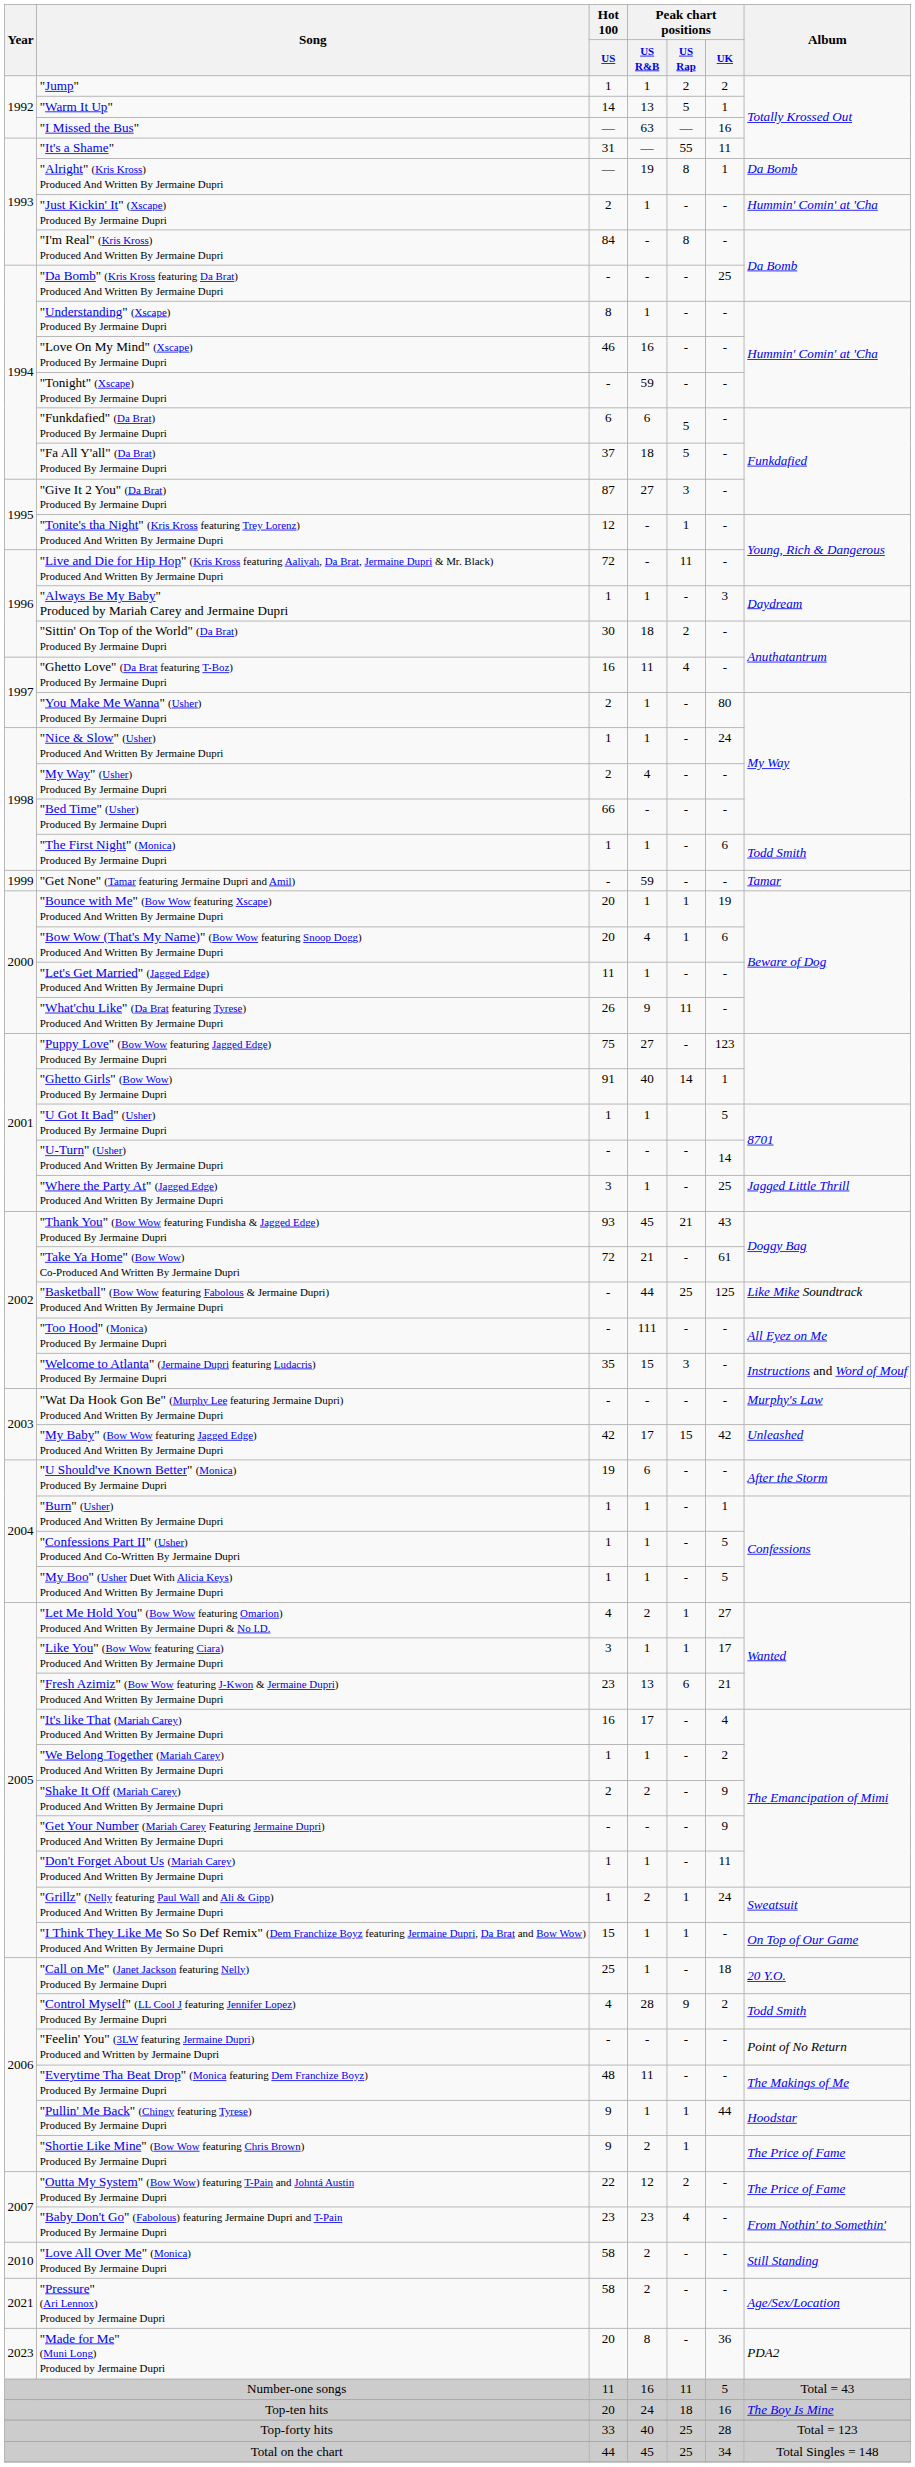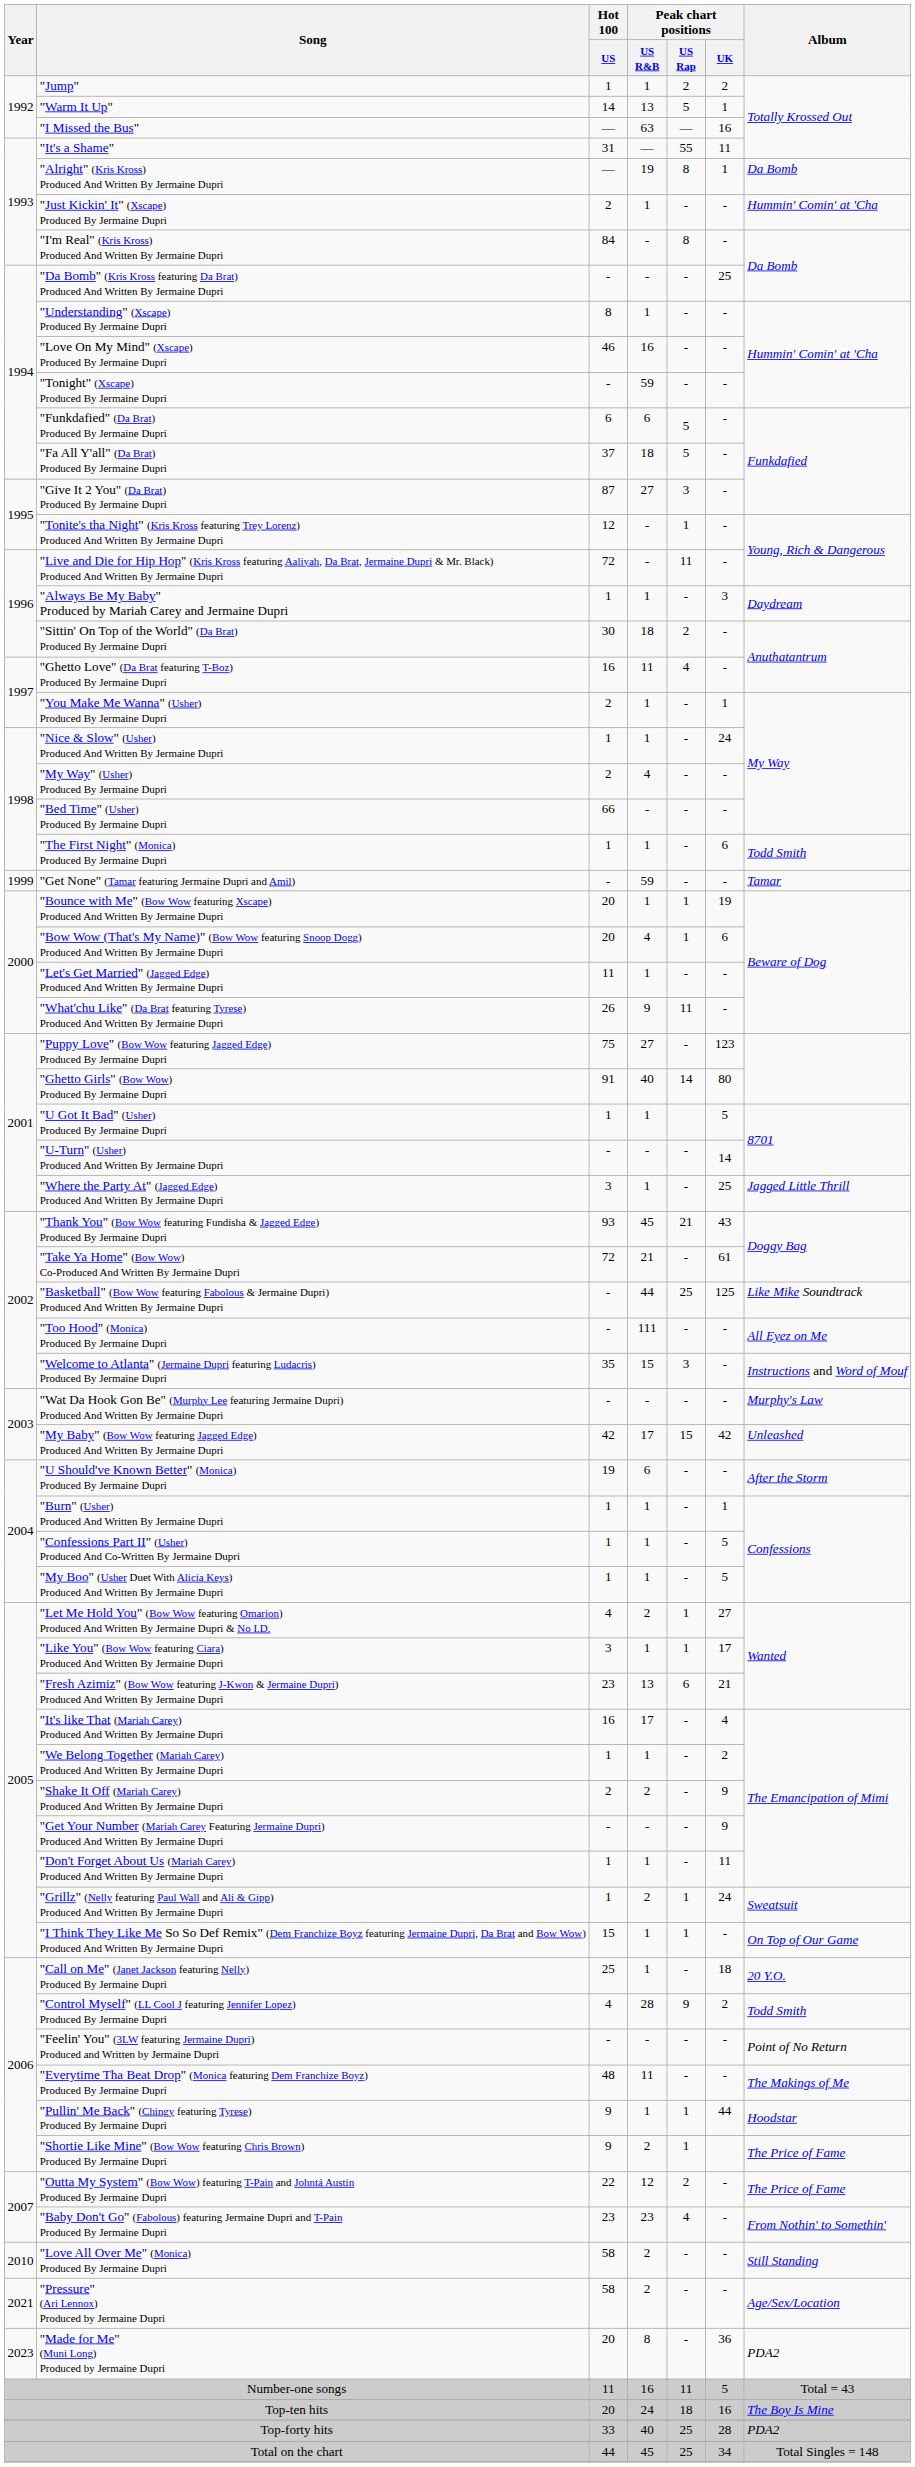(725, 702) 80 -> (725, 702) 1
(725, 1079) 1 -> (725, 1079) 80
(827, 2430) Total = 123 -> (763, 2430) PDA2
